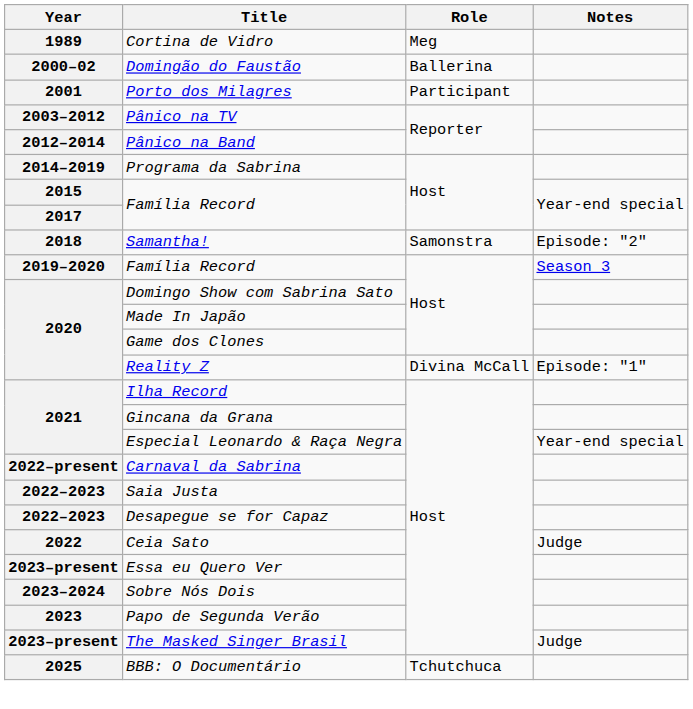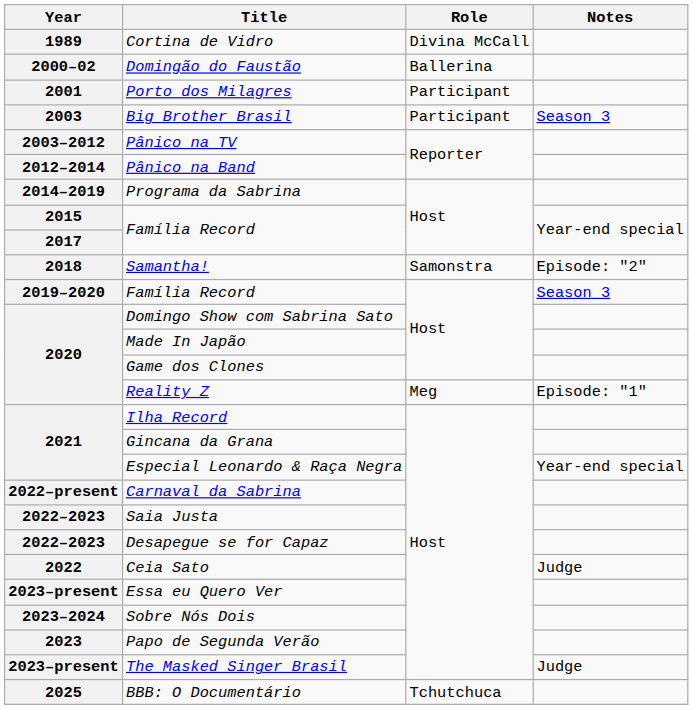(423, 42) Meg -> (469, 42) Divina McCall
+ row: (63, 117)
(469, 367) Divina McCall -> (423, 392) Meg
